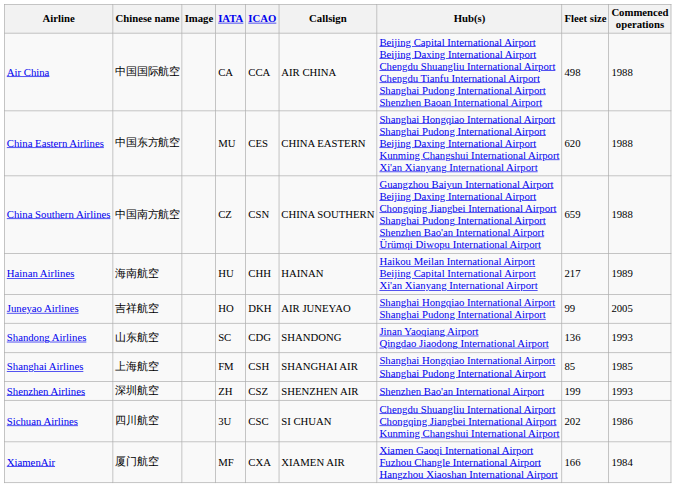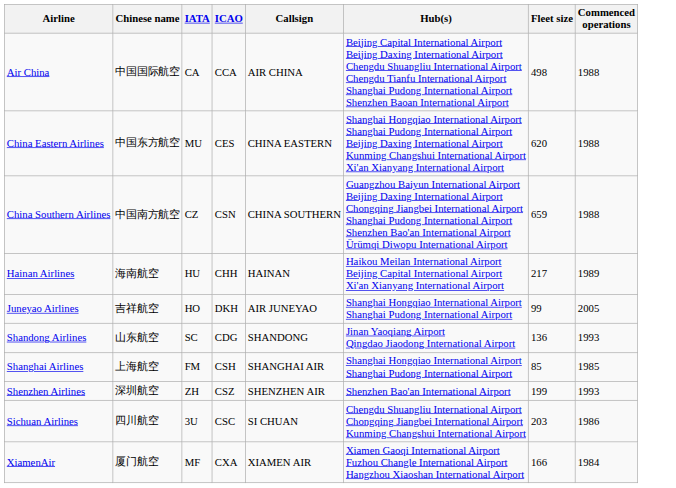- column: (199, 19)
(573, 421) 202 -> (539, 421) 203
